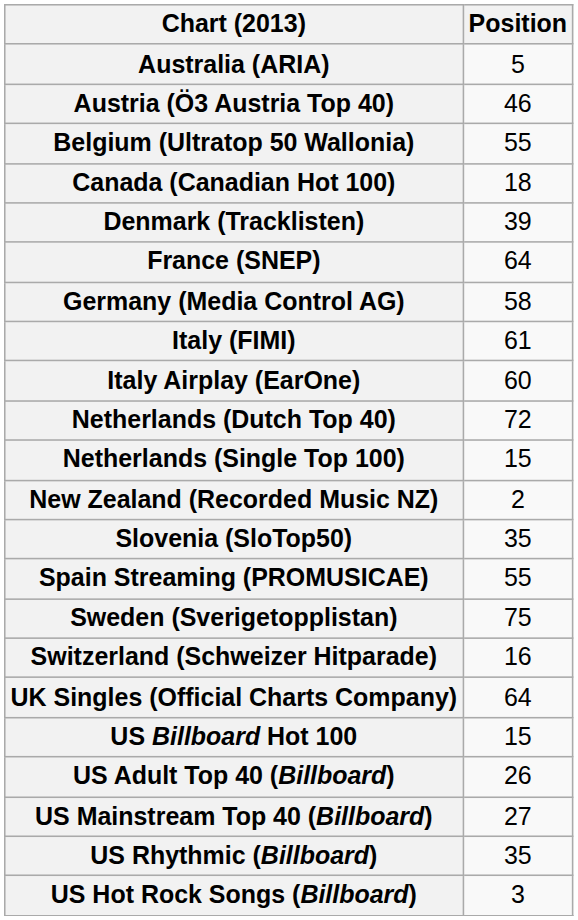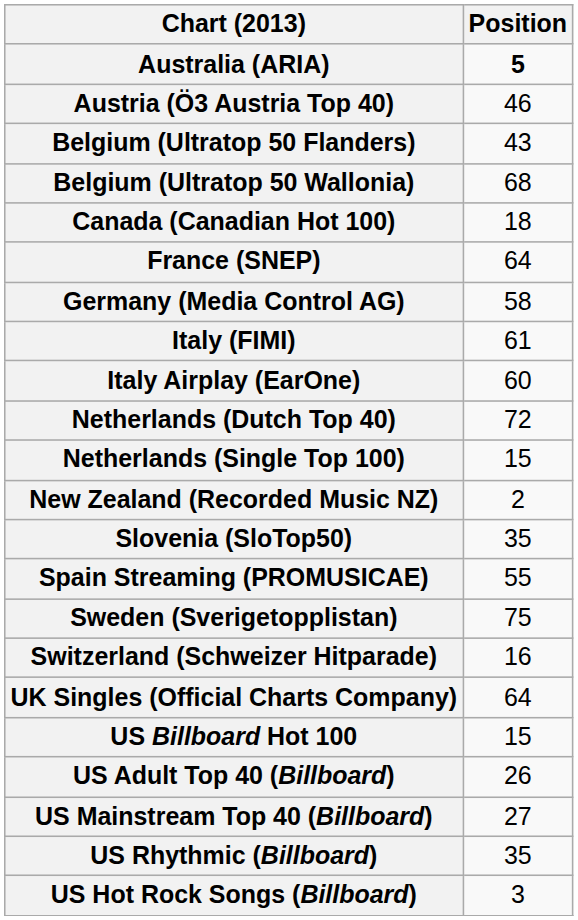(518, 63) normal -> (518, 63) bold
+ row: (234, 143)
(518, 143) 55 -> (518, 182) 68
- row: (234, 222)
